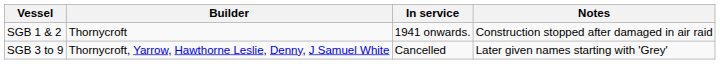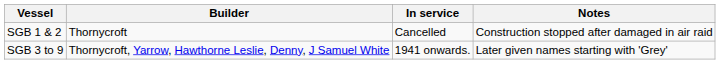(433, 31) 1941 onwards. -> (420, 31) Cancelled
(420, 50) Cancelled -> (433, 50) 1941 onwards.
